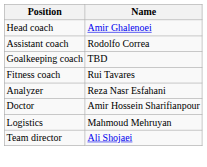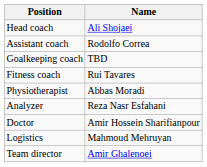(120, 28) Amir Ghalenoei -> (110, 28) Ali Shojaei
+ row: (37, 91)
(110, 138) Ali Shojaei -> (120, 153) Amir Ghalenoei
